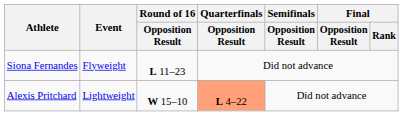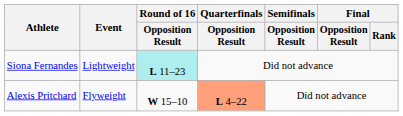(104, 66) Flyweight -> (109, 66) Lightweight
(167, 72) no background -> (167, 72) paleturquoise background
(109, 96) Lightweight -> (104, 96) Flyweight
